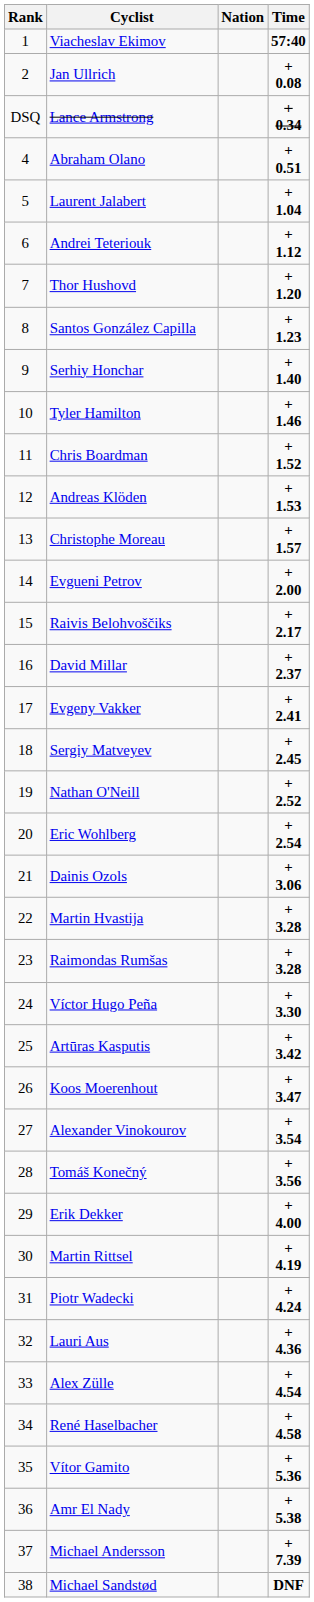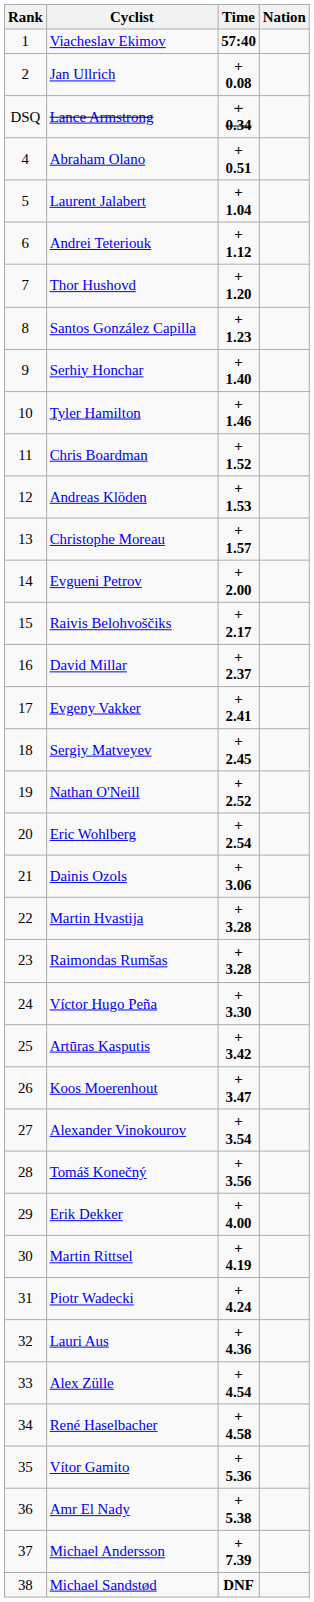columns swapped: (243, 16) <-> (288, 16)
